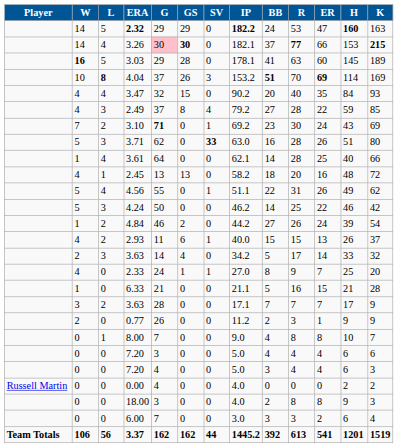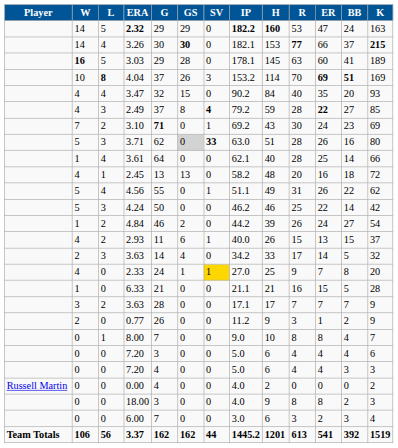columns swapped: (354, 12) <-> (275, 12)
(159, 45) pink background -> (159, 45) no background
(209, 110) normal -> (209, 110) bold
(322, 110) normal -> (323, 110) bold
(182, 142) no background -> (182, 142) lightgrey background
(209, 272) no background -> (209, 272) gold background
